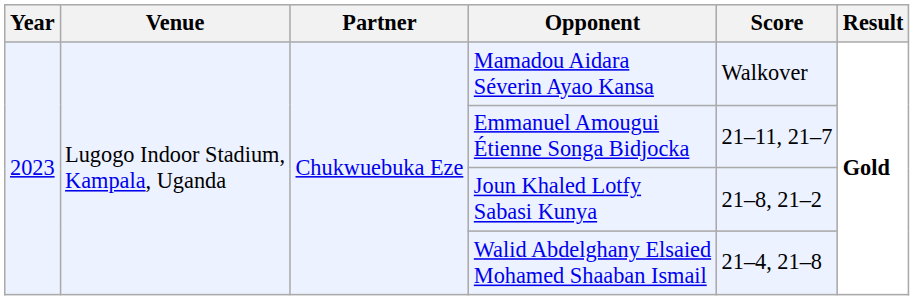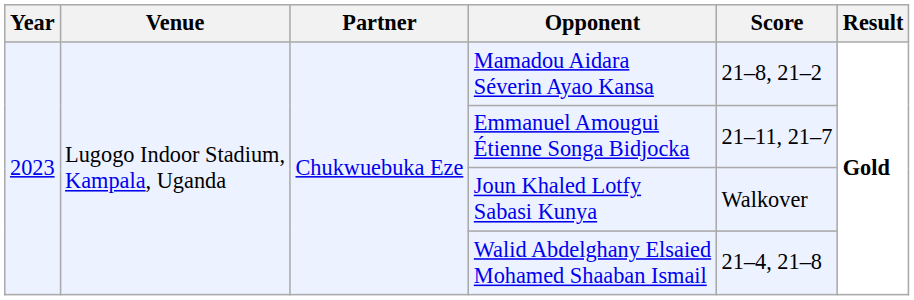(765, 73) Walkover -> (772, 73) 21–8, 21–2
(772, 199) 21–8, 21–2 -> (765, 199) Walkover
